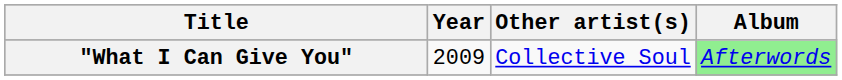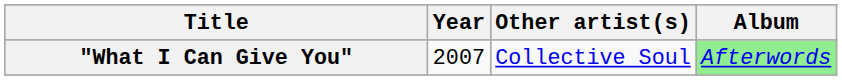(459, 58) 2009 -> (459, 58) 2007
